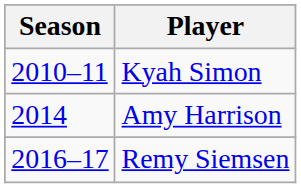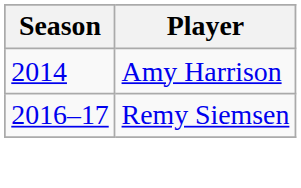- row: (192, 70)
